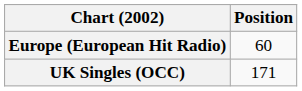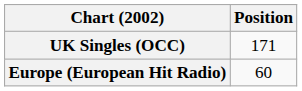rows swapped: (117, 45) <-> (117, 72)
